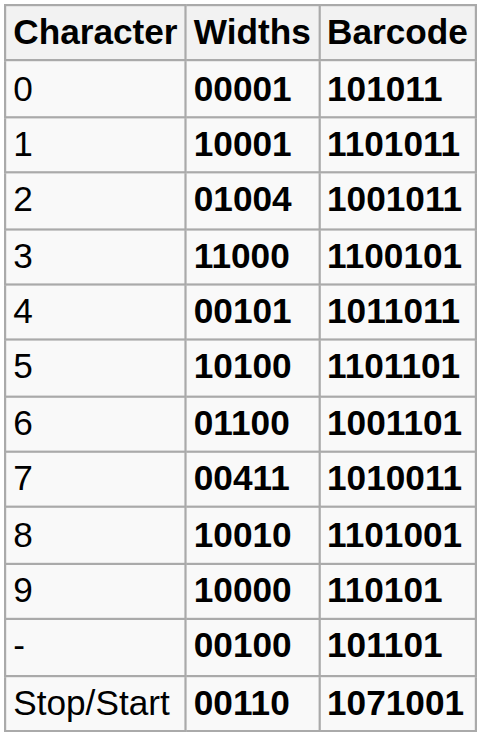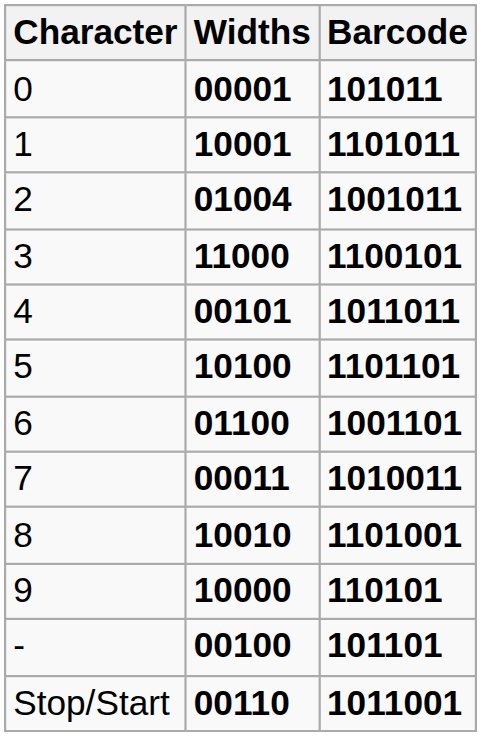(242, 479) 00411 -> (242, 479) 00011
(396, 702) 1071001 -> (395, 702) 1011001
